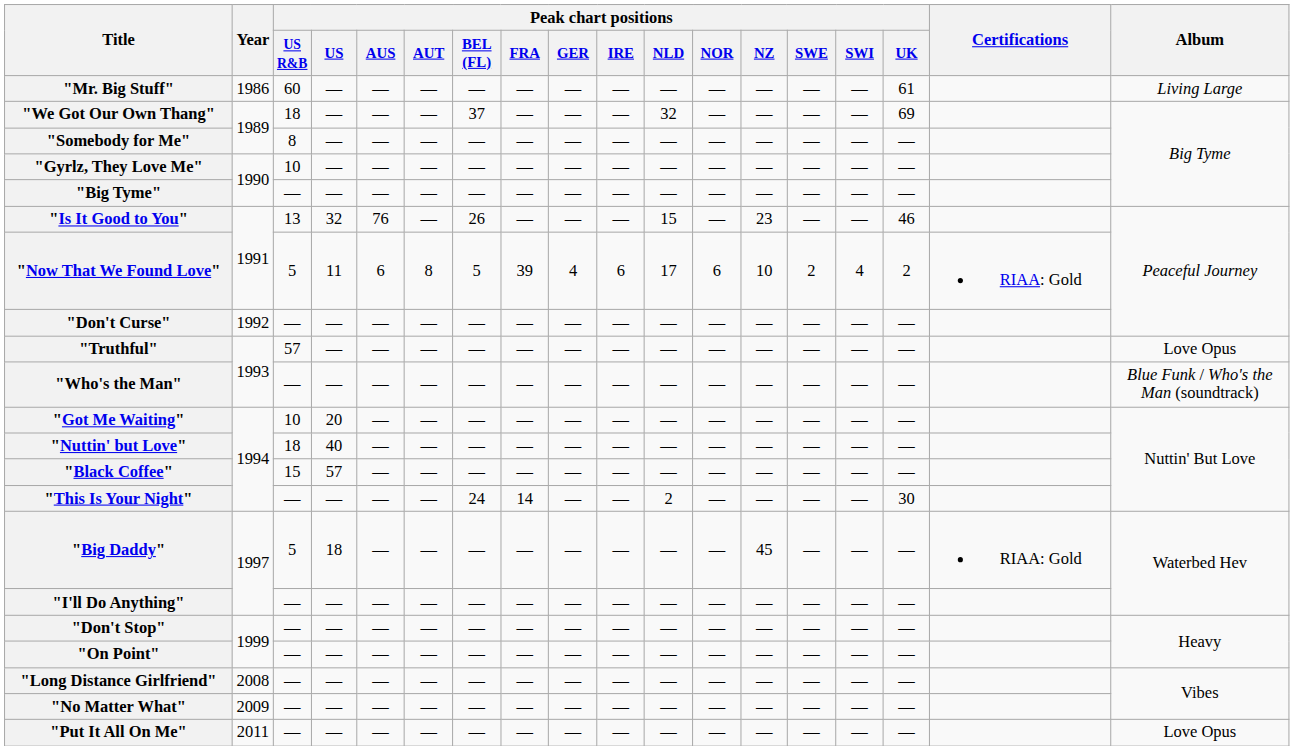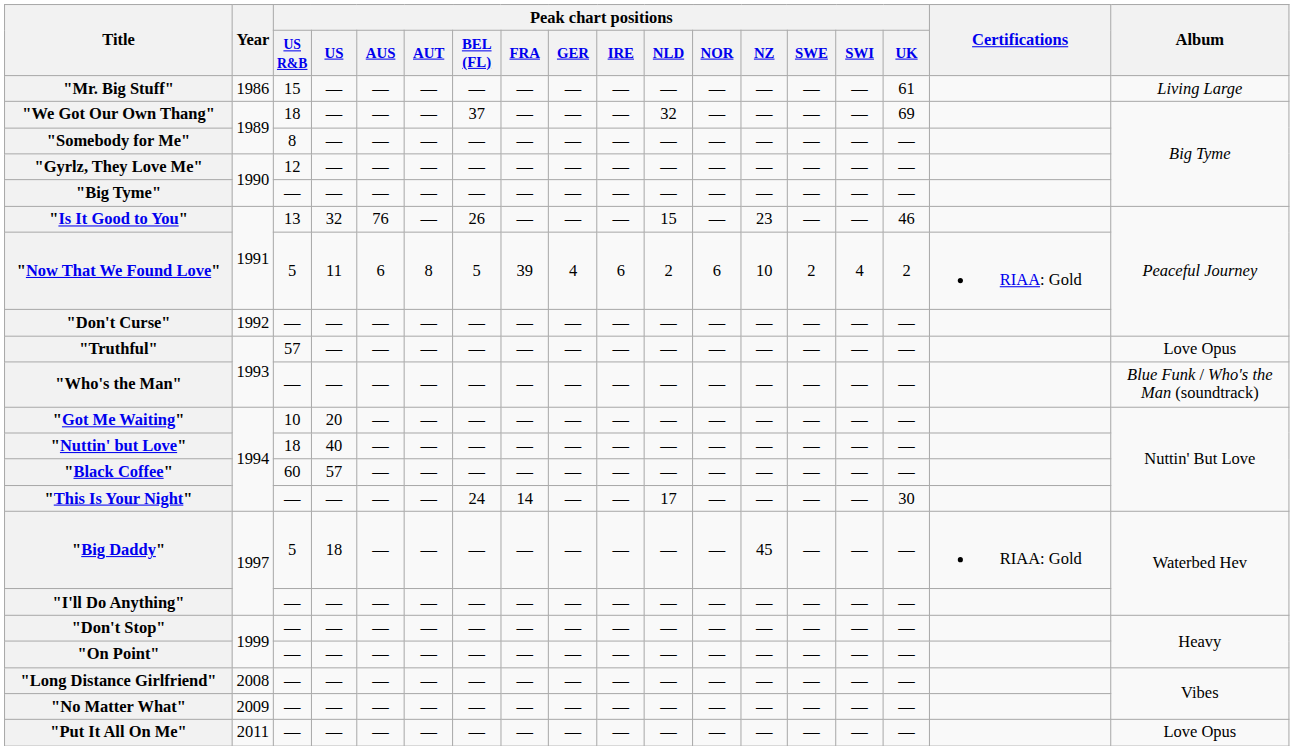(292, 88) 60 -> (292, 88) 15
(292, 166) 10 -> (292, 166) 12
(669, 270) 17 -> (669, 270) 2
(292, 472) 15 -> (292, 472) 60
(669, 498) 2 -> (669, 498) 17
